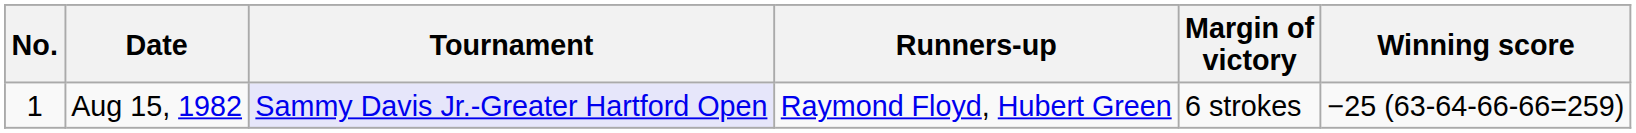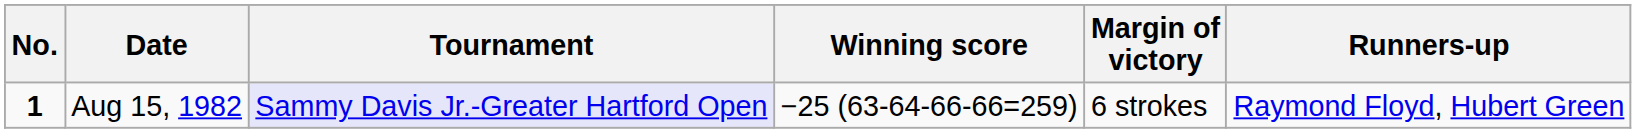columns swapped: (1476, 44) <-> (976, 44)
(35, 105) normal -> (35, 105) bold
